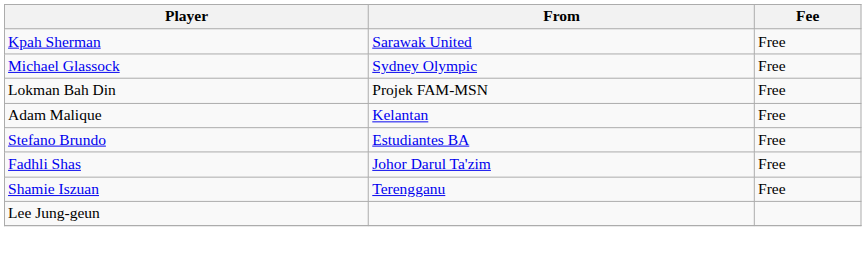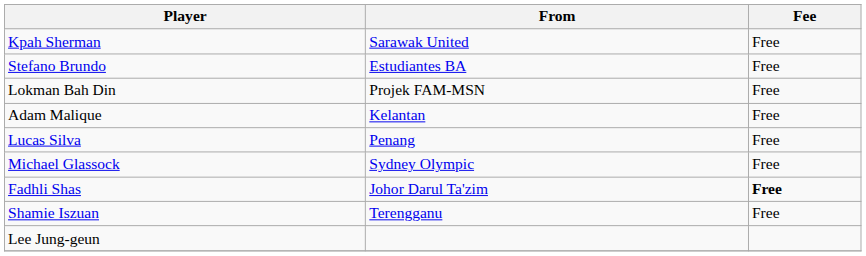rows swapped: (64, 66) <-> (57, 139)
+ row: (44, 139)
(772, 164) normal -> (767, 189) bold
